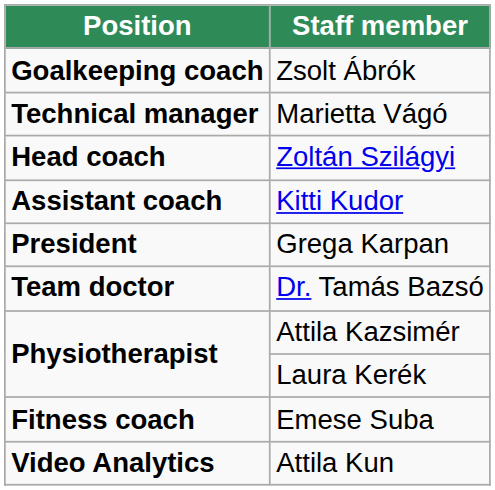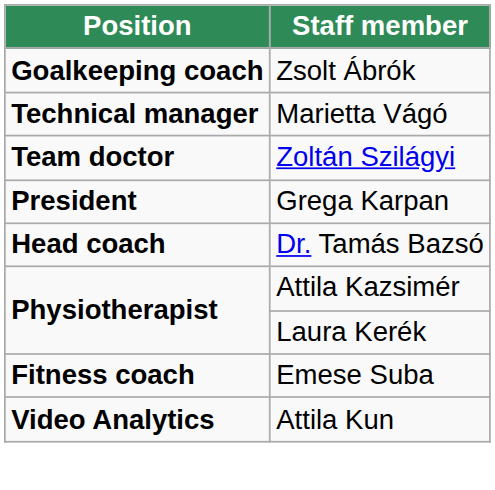(88, 157) Head coach -> (93, 157) Team doctor
- row: (340, 200)
(93, 288) Team doctor -> (88, 244) Head coach
